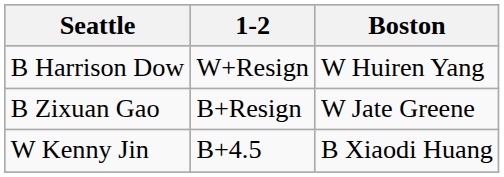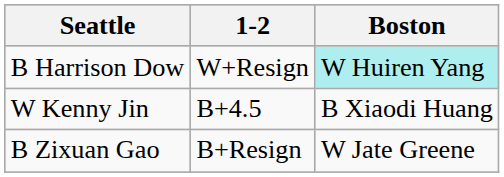(403, 66) no background -> (403, 66) paleturquoise background
rows swapped: (80, 150) <-> (85, 108)
